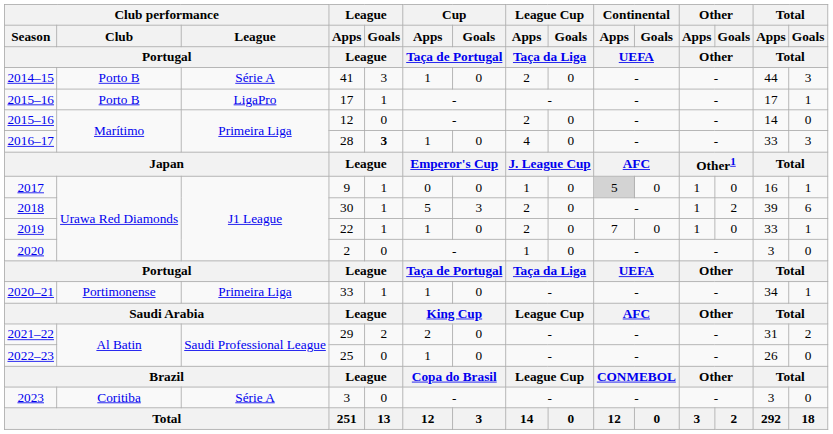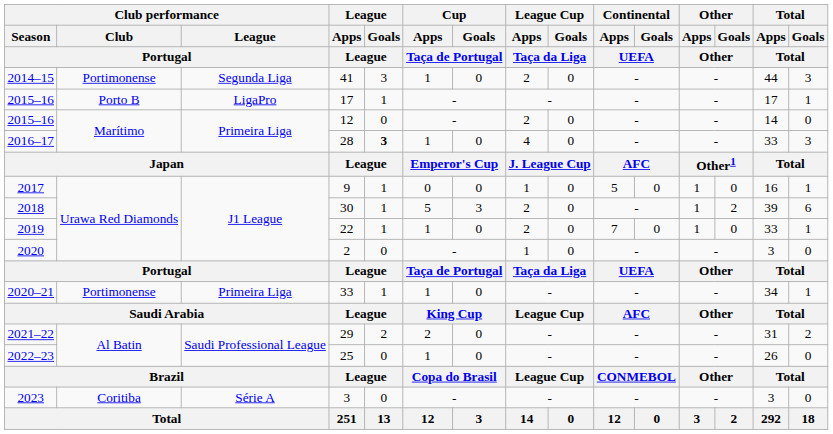(119, 78) Porto B -> (119, 78) Portimonense
(255, 78) Série A -> (255, 78) Segunda Liga
(614, 187) lightgrey background -> (614, 187) no background
